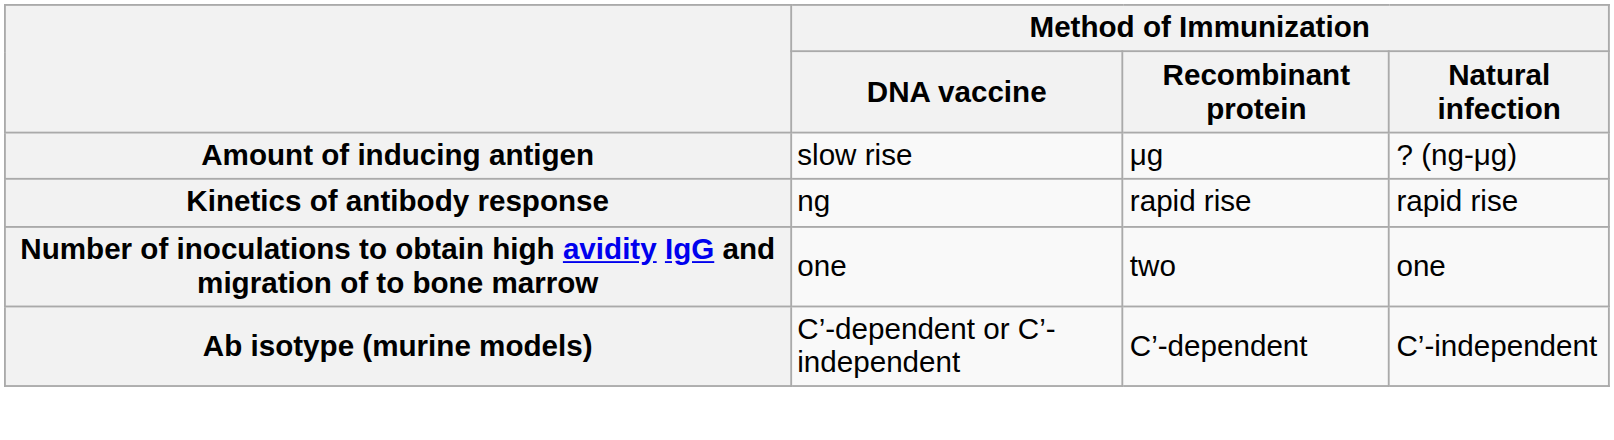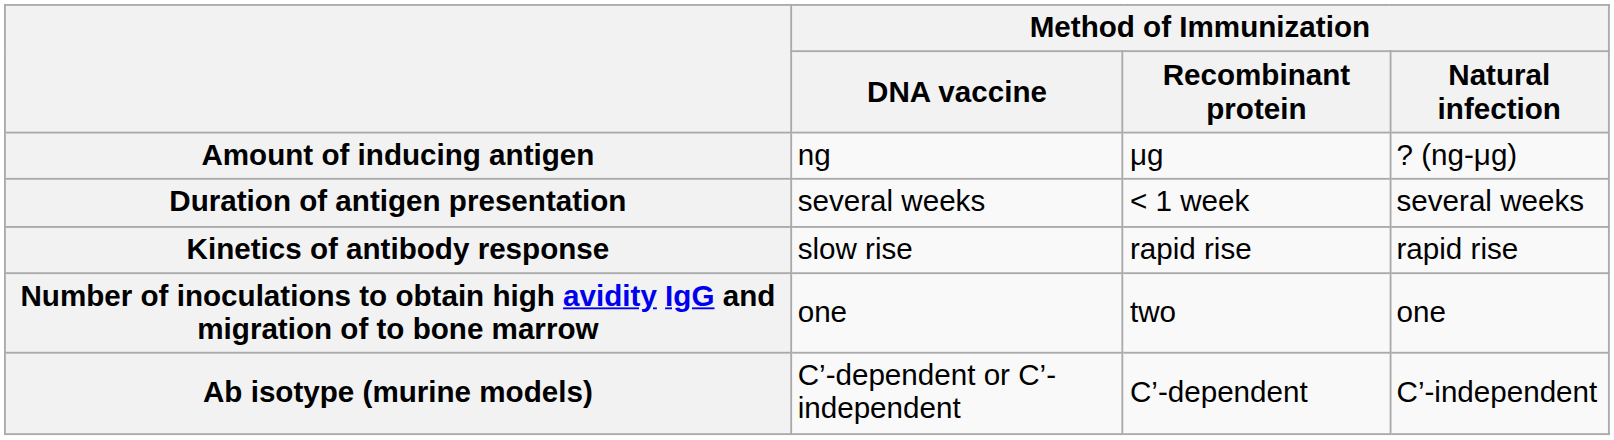(855, 155) slow rise -> (814, 155) ng
+ row: (398, 202)
(814, 202) ng -> (855, 249) slow rise
